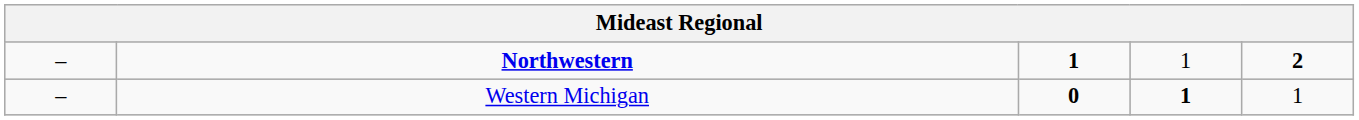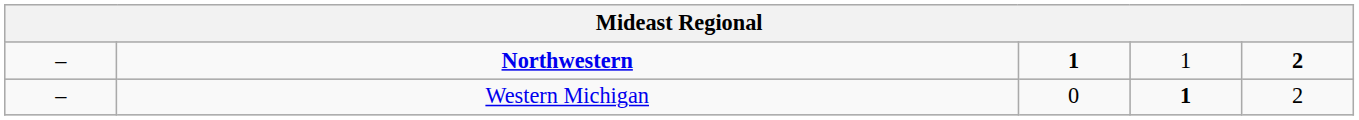(1074, 96) bold -> (1074, 96) normal
(1298, 96) 1 -> (1298, 96) 2
